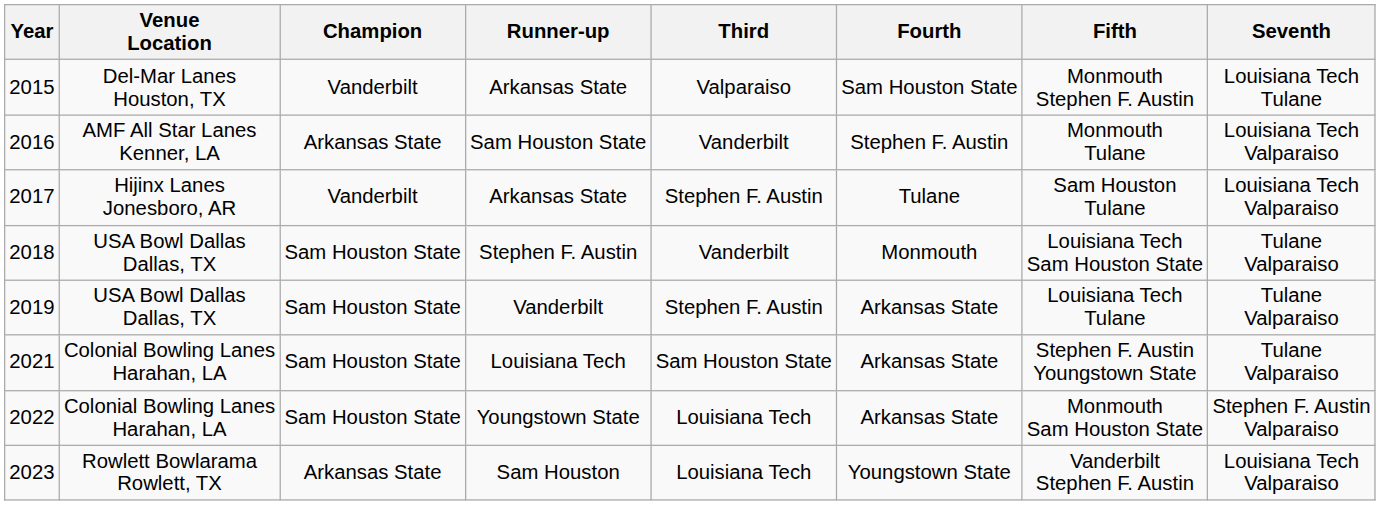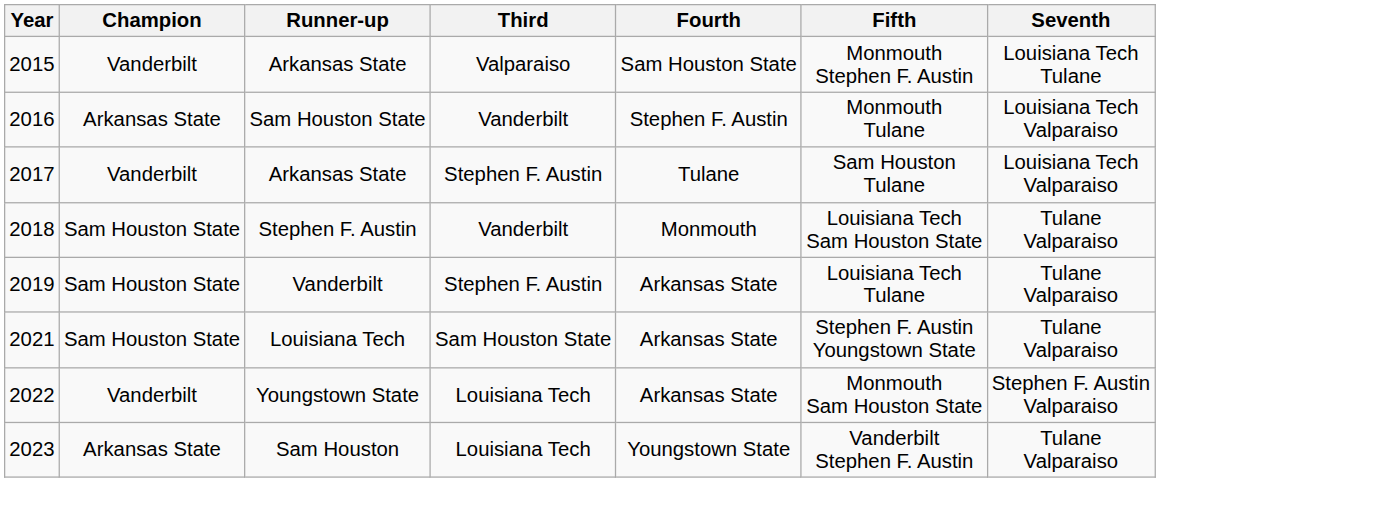- column: (170, 32)
(373, 417) Sam Houston State -> (152, 394) Vanderbilt
(1291, 472) Louisiana Tech Valparaiso -> (1071, 449) Tulane Valparaiso
